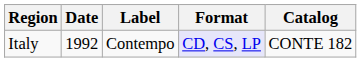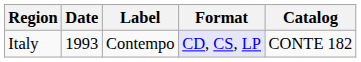(82, 43) 1992 -> (82, 43) 1993
